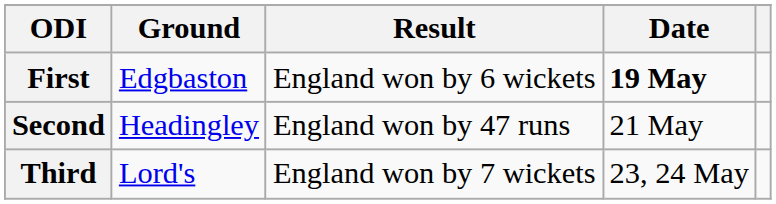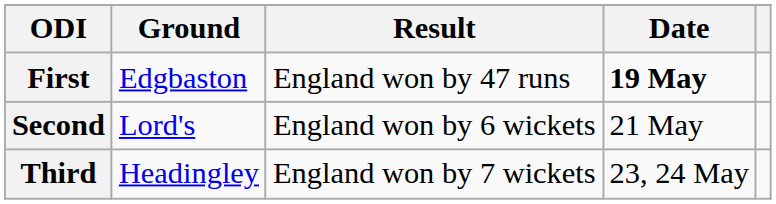(434, 76) England won by 6 wickets -> (422, 76) England won by 47 runs
(189, 125) Headingley -> (157, 125) Lord's
(422, 125) England won by 47 runs -> (434, 125) England won by 6 wickets
(157, 173) Lord's -> (189, 173) Headingley
